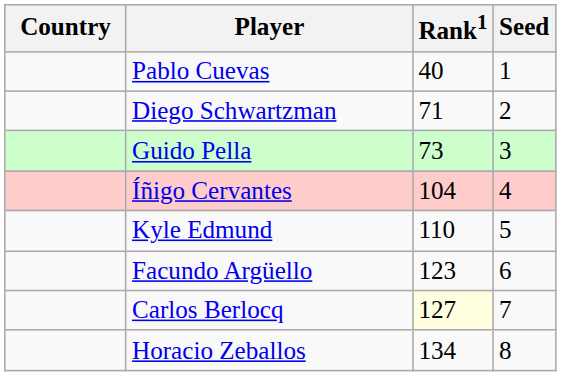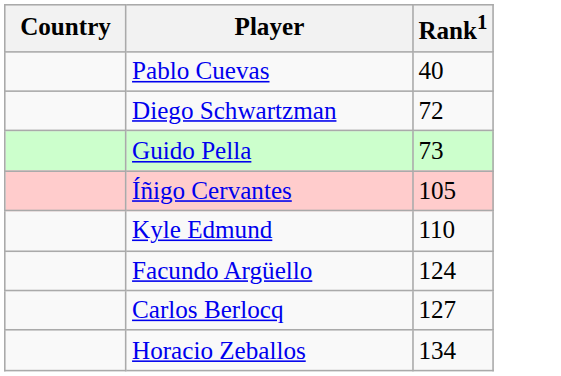- column: (524, 27)
(431, 110) 71 -> (431, 110) 72
(437, 190) 104 -> (437, 190) 105
(437, 270) 123 -> (437, 270) 124
(437, 310) lightyellow background -> (437, 310) no background
